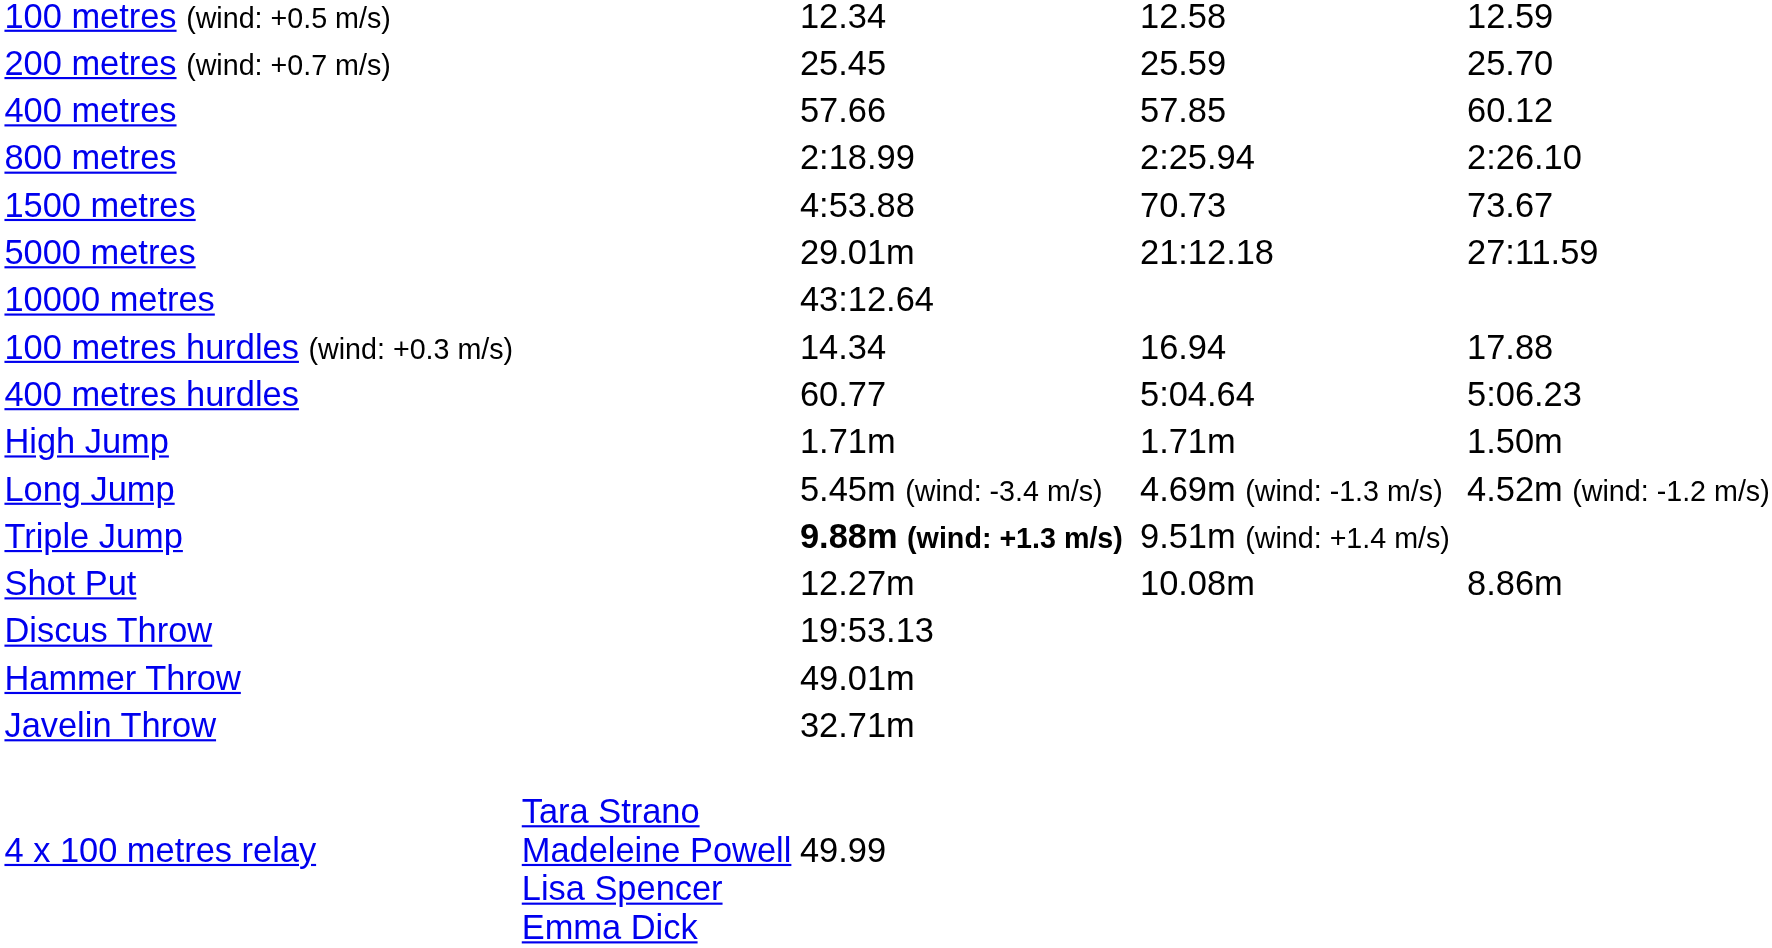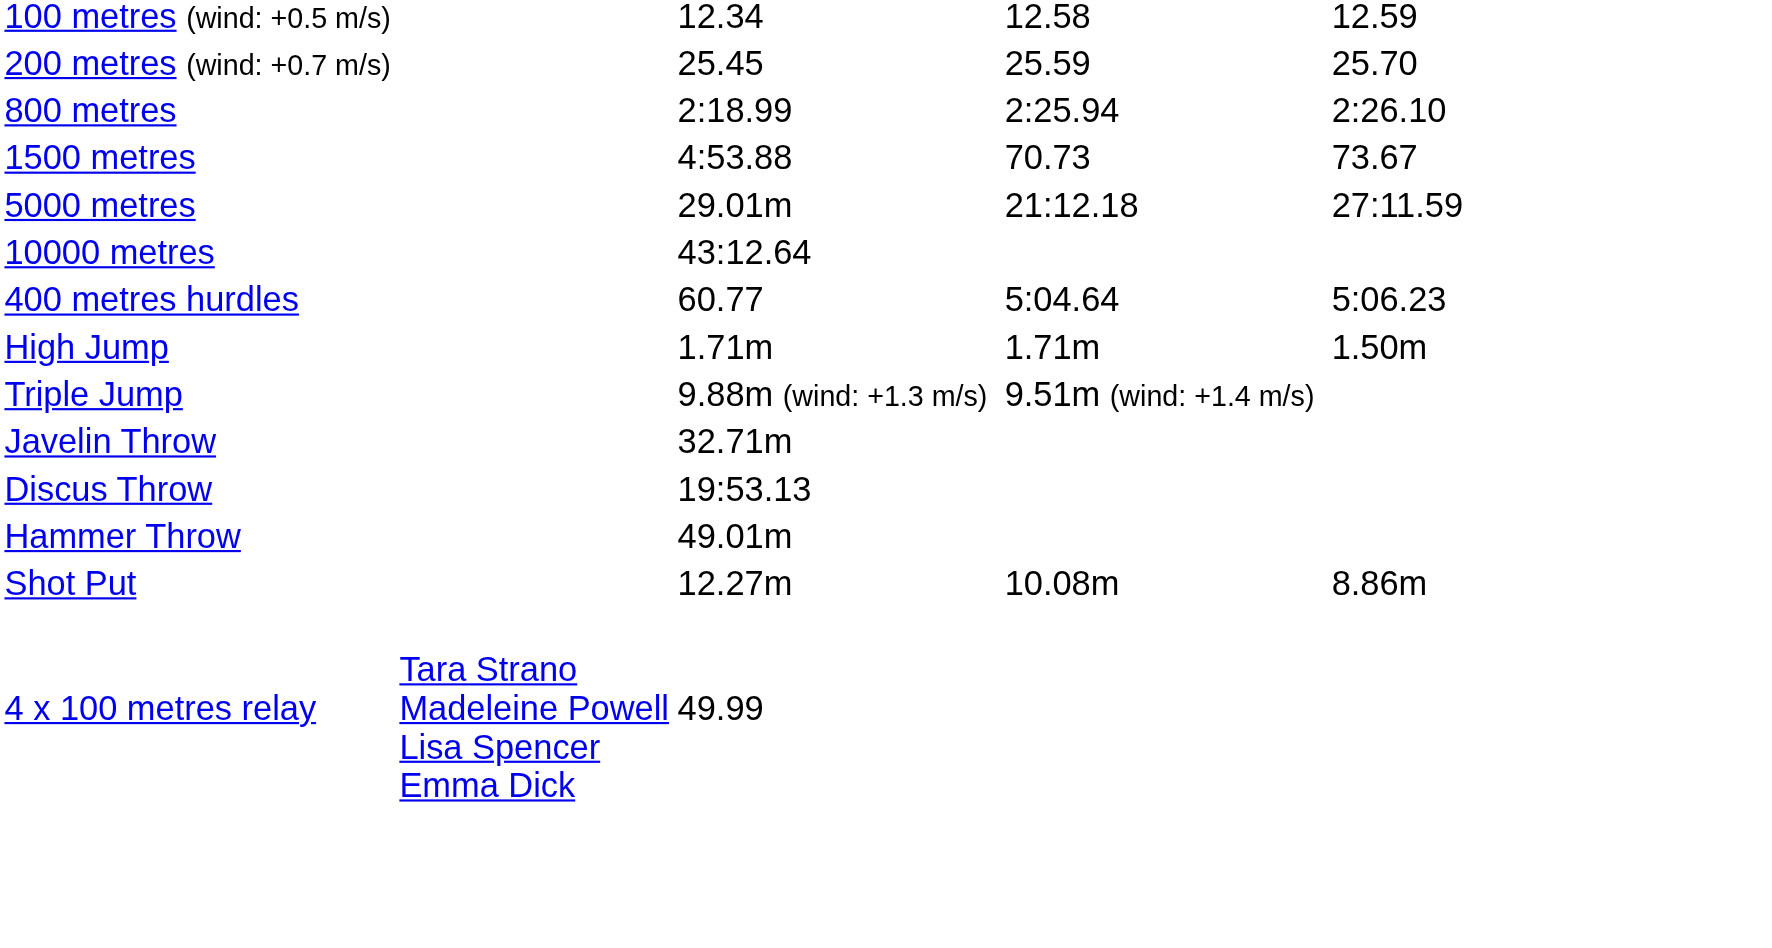- row: (91, 110)
- row: (259, 347)
- row: (90, 489)
(961, 536) bold -> (833, 394) normal
rows swapped: (70, 583) <-> (110, 725)
